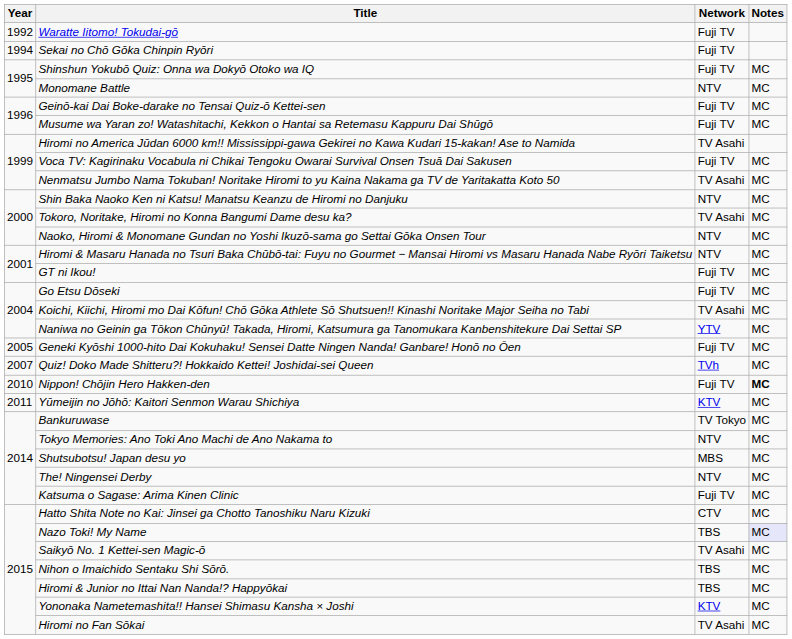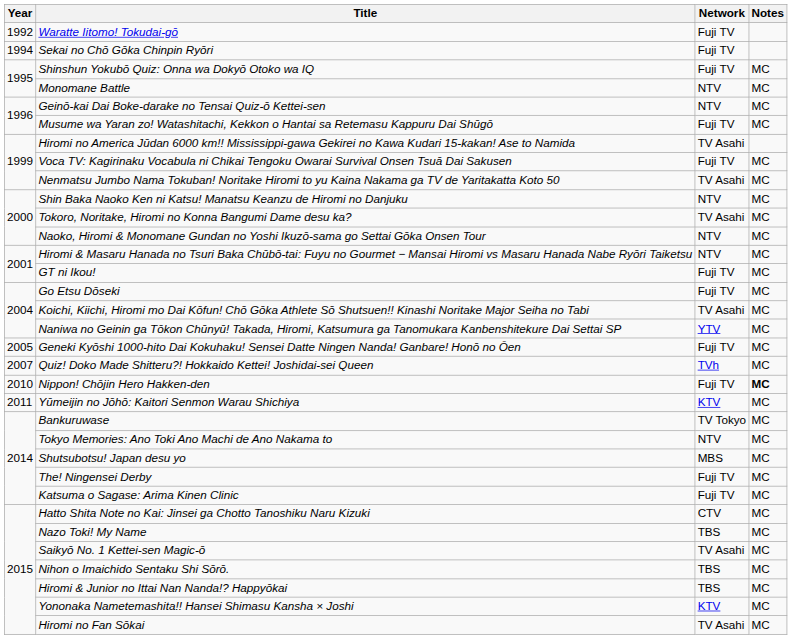(716, 106) Fuji TV -> (709, 106) NTV
(709, 476) NTV -> (716, 476) Fuji TV
(761, 532) lavender background -> (761, 532) no background
